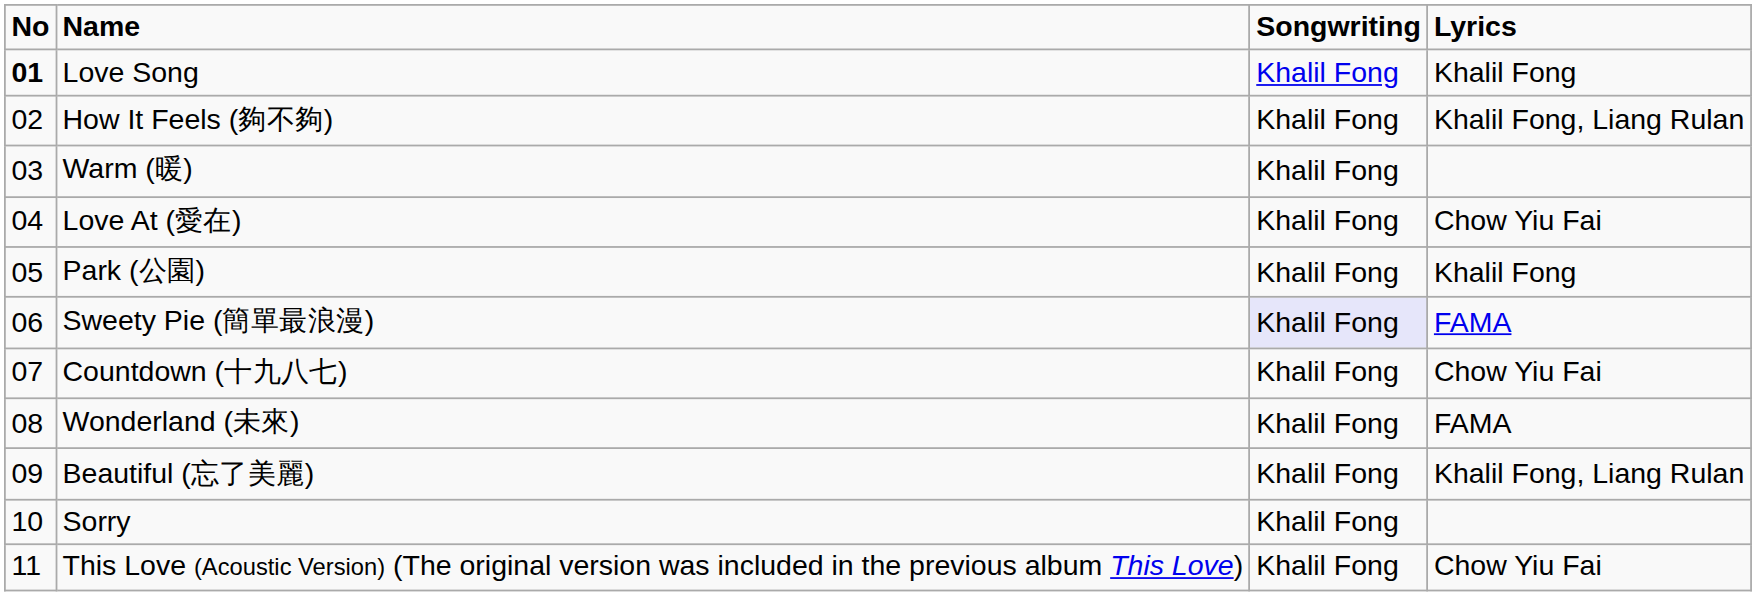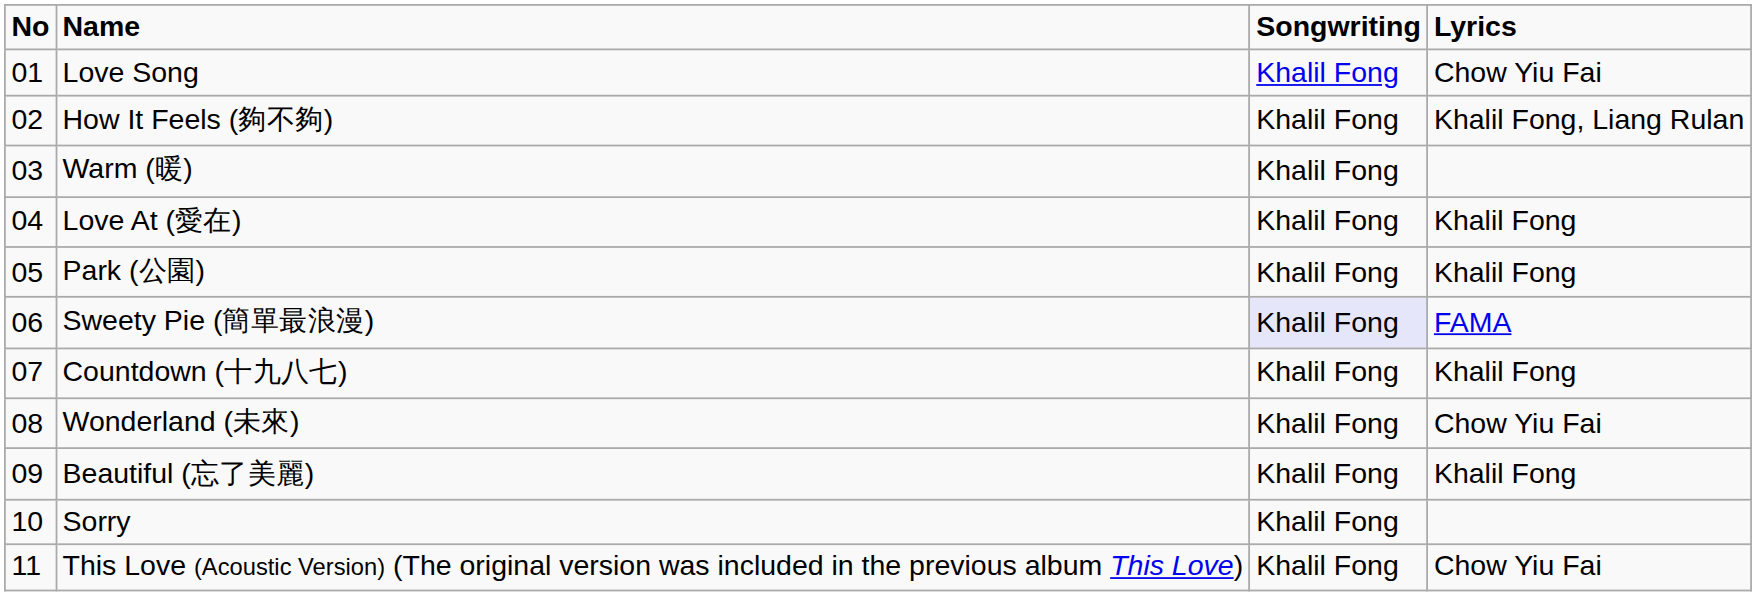(27, 72) bold -> (27, 72) normal
(1505, 72) Khalil Fong -> (1518, 72) Chow Yiu Fai
(1518, 221) Chow Yiu Fai -> (1505, 221) Khalil Fong
(1518, 372) Chow Yiu Fai -> (1505, 372) Khalil Fong
(1473, 423) FAMA -> (1518, 423) Chow Yiu Fai
(1589, 473) Khalil Fong, Liang Rulan -> (1505, 473) Khalil Fong
